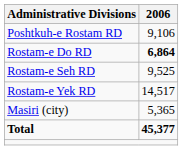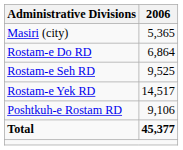rows swapped: (65, 33) <-> (38, 110)
(161, 52) bold -> (161, 52) normal
